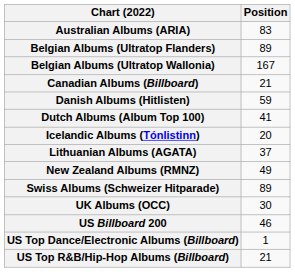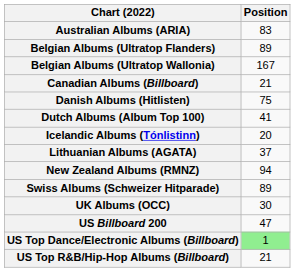(266, 100) 59 -> (266, 100) 75
(266, 170) 49 -> (266, 170) 94
(266, 223) 46 -> (266, 223) 47
(266, 240) no background -> (266, 240) lightgreen background
